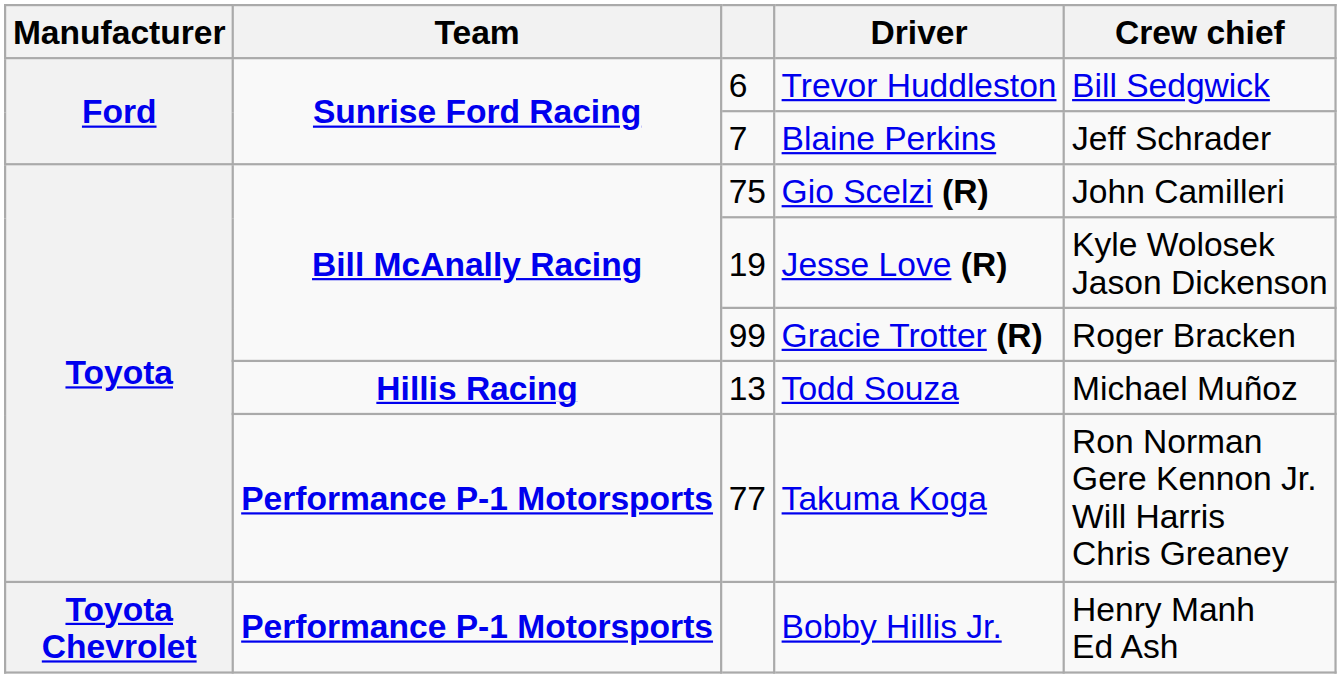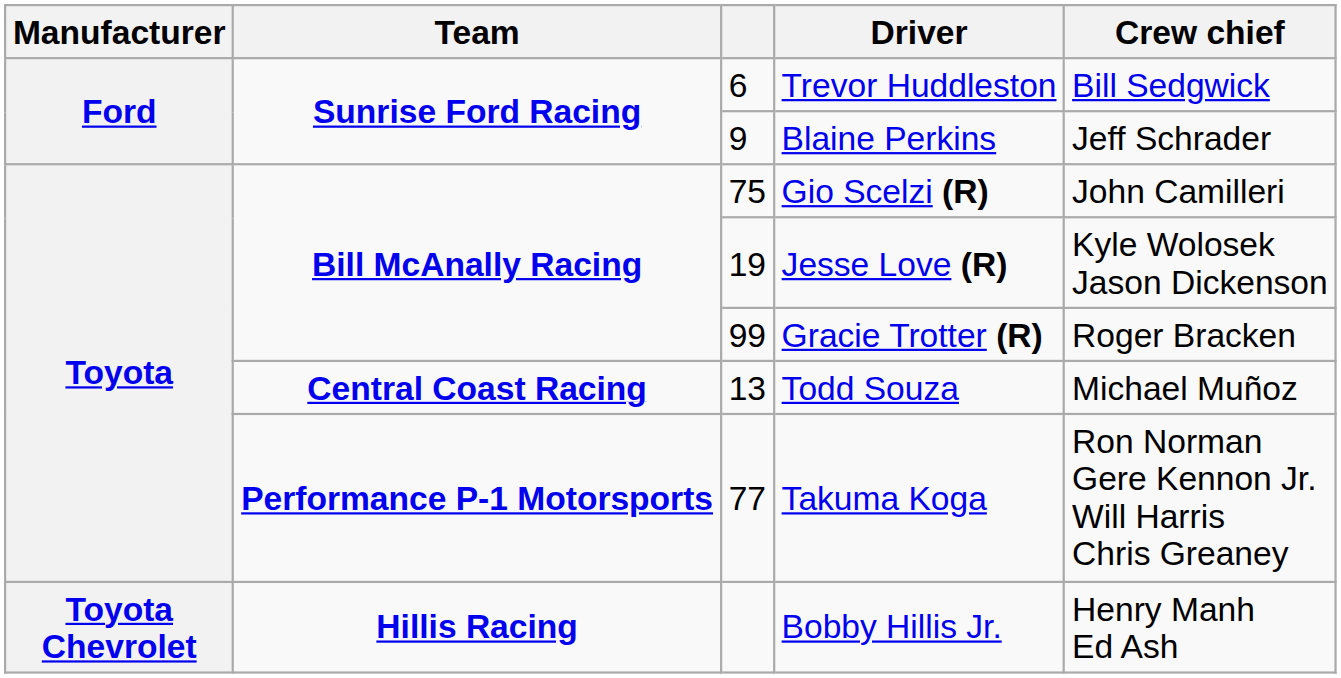(738, 138) 7 -> (738, 138) 9
(477, 389) Hillis Racing -> (477, 389) Central Coast Racing
(477, 626) Performance P-1 Motorsports -> (477, 626) Hillis Racing
